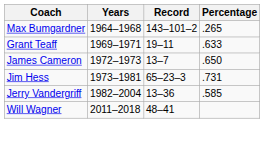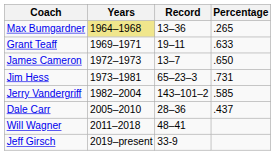(116, 28) no background -> (116, 28) khaki background
(172, 28) 143–101–2 -> (172, 28) 13–36
(160, 93) 13–36 -> (183, 93) 143–101–2
+ row: (29, 110)
+ row: (31, 142)
